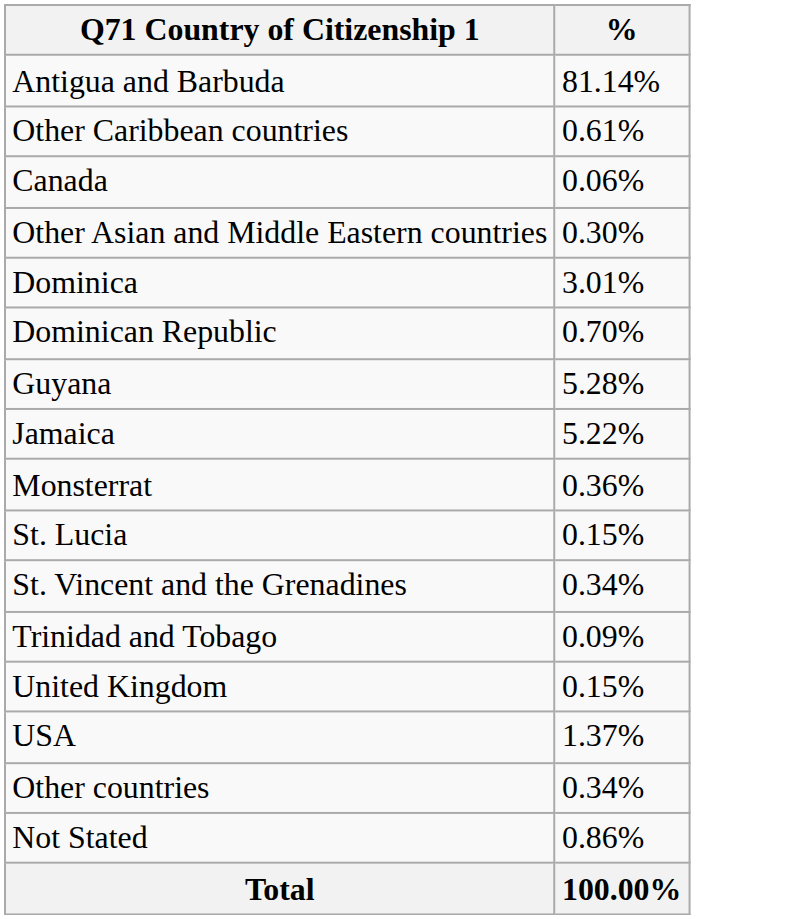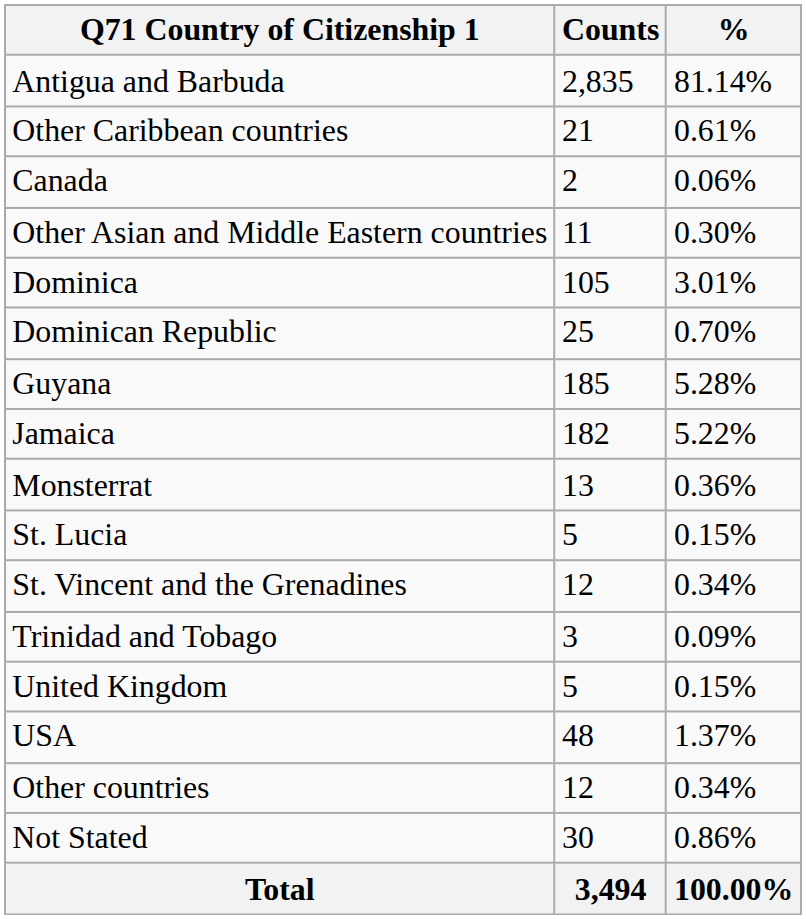+ column: (611, 29)
